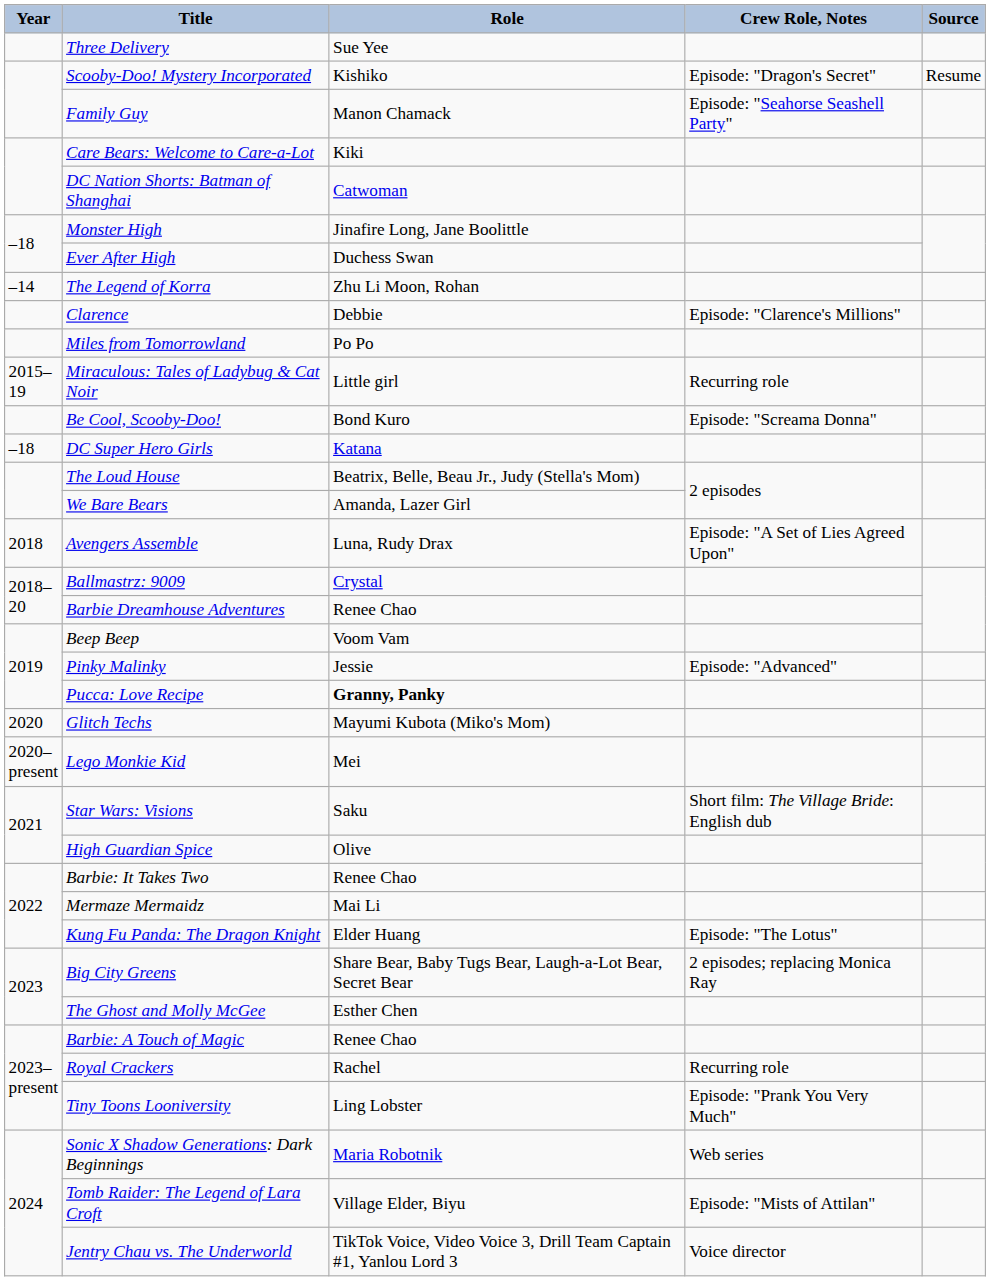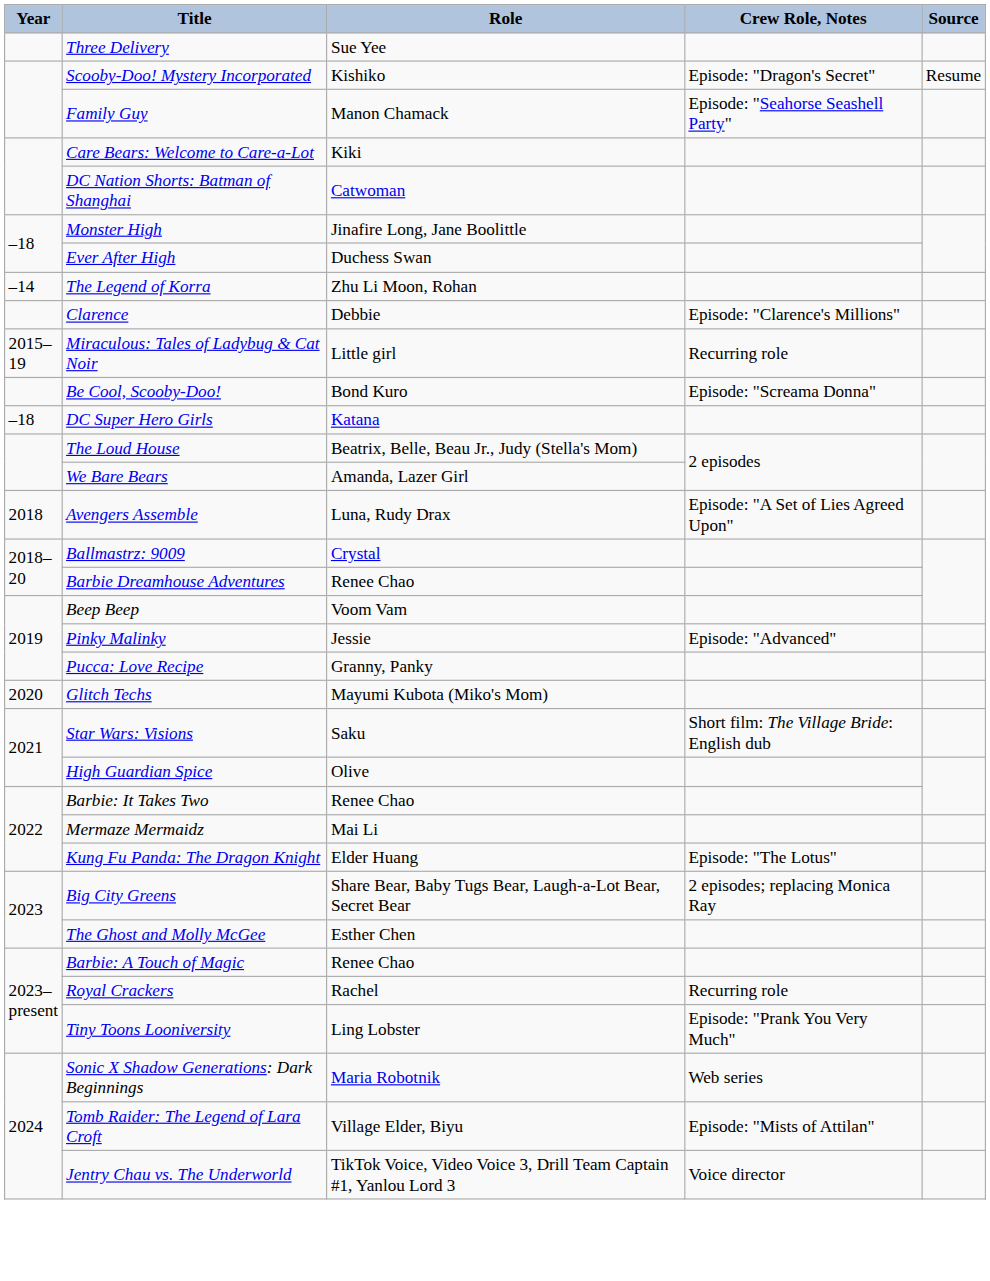- row: (156, 342)
(389, 694) bold -> (382, 666) normal
- row: (126, 761)
